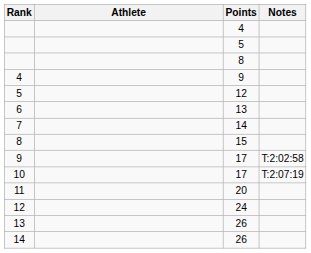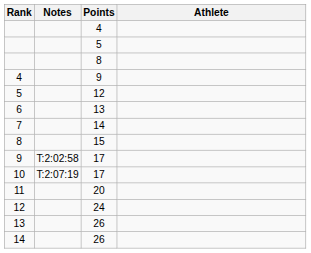columns swapped: (129, 12) <-> (283, 12)
